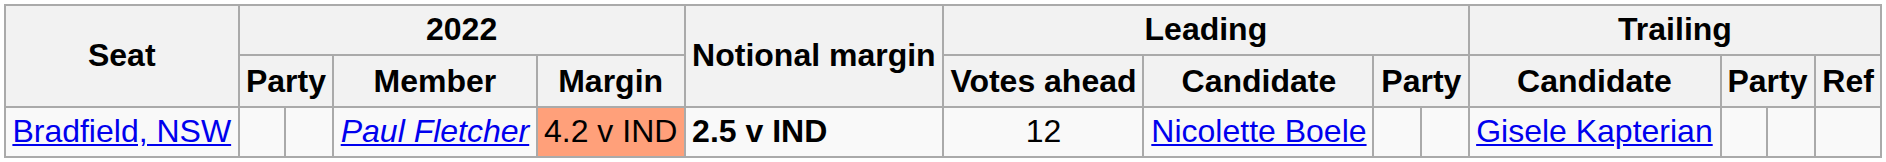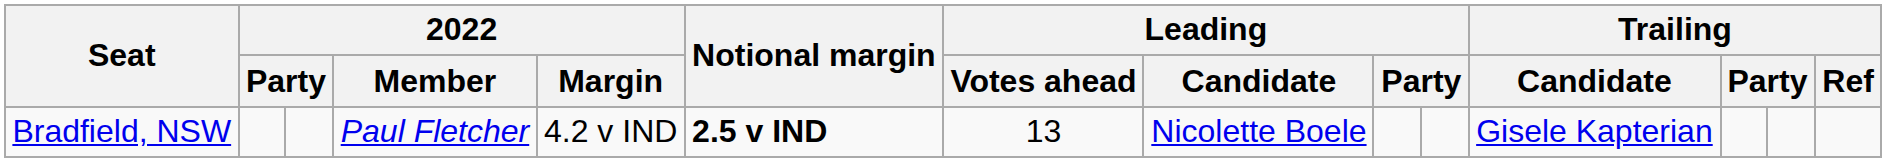(611, 131) lightsalmon background -> (611, 131) no background
(1043, 131) 12 -> (1043, 131) 13
